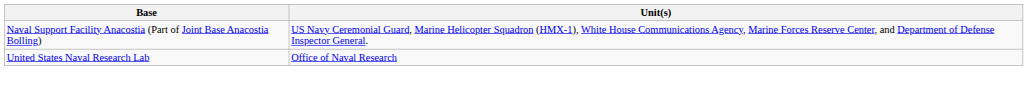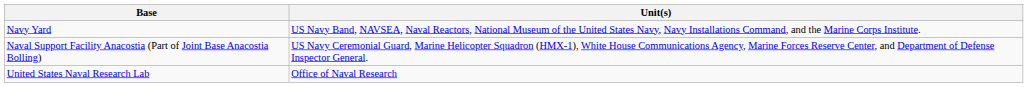+ row: (29, 29)
